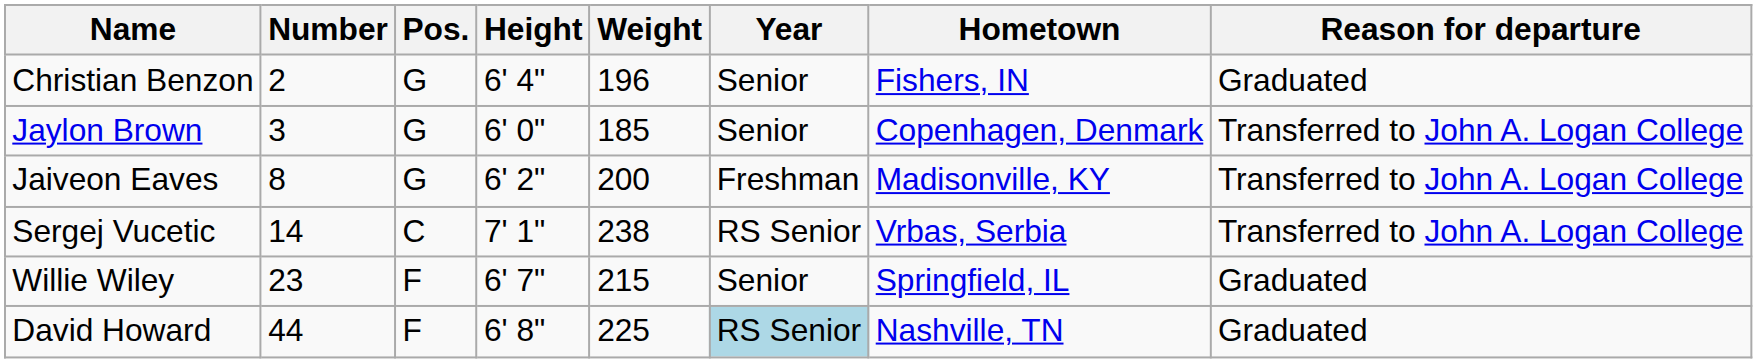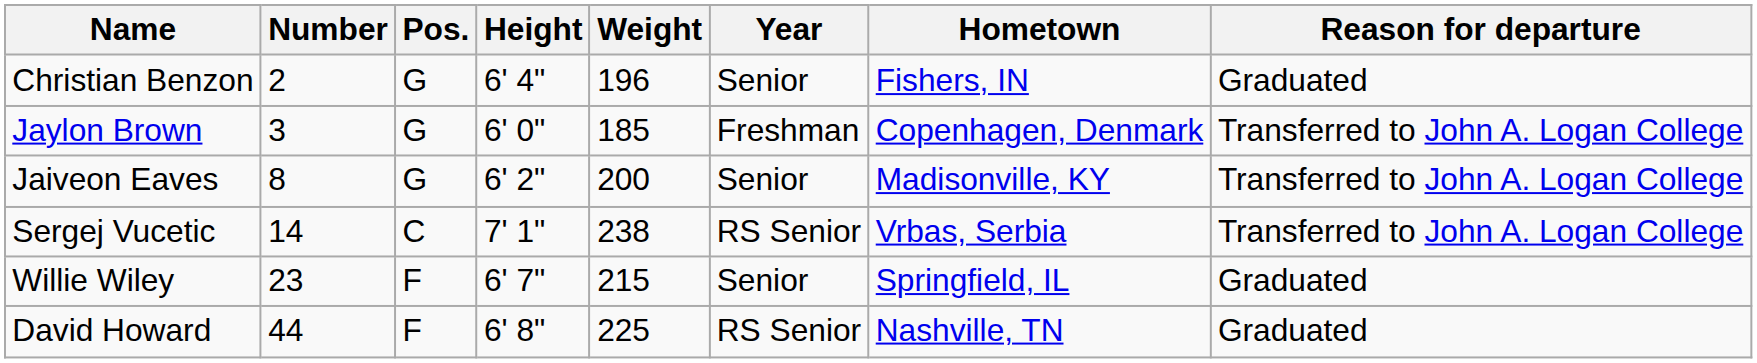(763, 130) Senior -> (788, 130) Freshman
(788, 180) Freshman -> (763, 180) Senior
(789, 331) lightblue background -> (789, 331) no background
